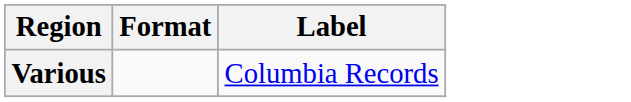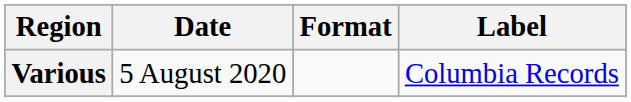+ column: (203, 27)
